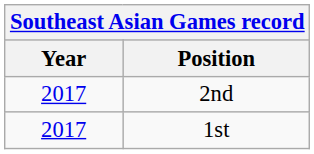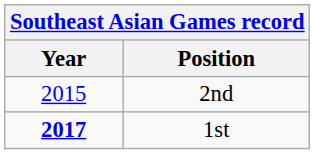(64, 93) 2017 -> (64, 93) 2015
(64, 129) normal -> (64, 129) bold
